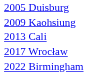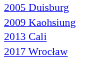- row: (44, 67)
